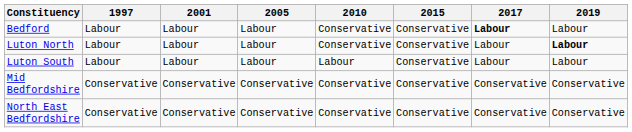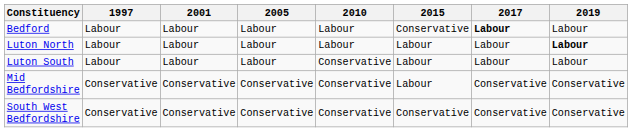(355, 29) Conservative -> (336, 29) Labour
(355, 46) Conservative -> (336, 46) Labour
(433, 46) Conservative -> (414, 46) Labour
(336, 62) Labour -> (355, 62) Conservative
(433, 62) Conservative -> (414, 62) Labour
(433, 85) Conservative -> (414, 85) Labour
- row: (43, 113)
+ row: (43, 113)
